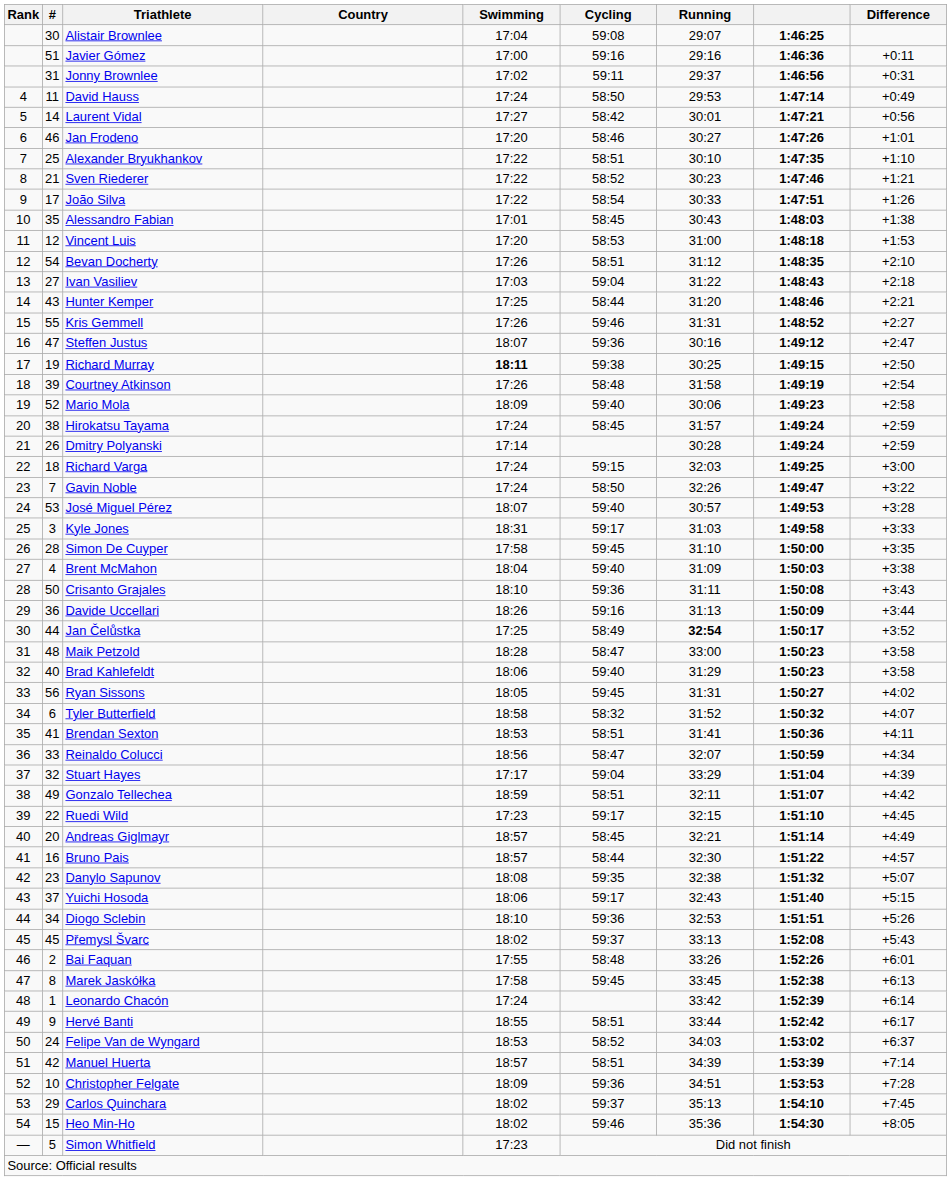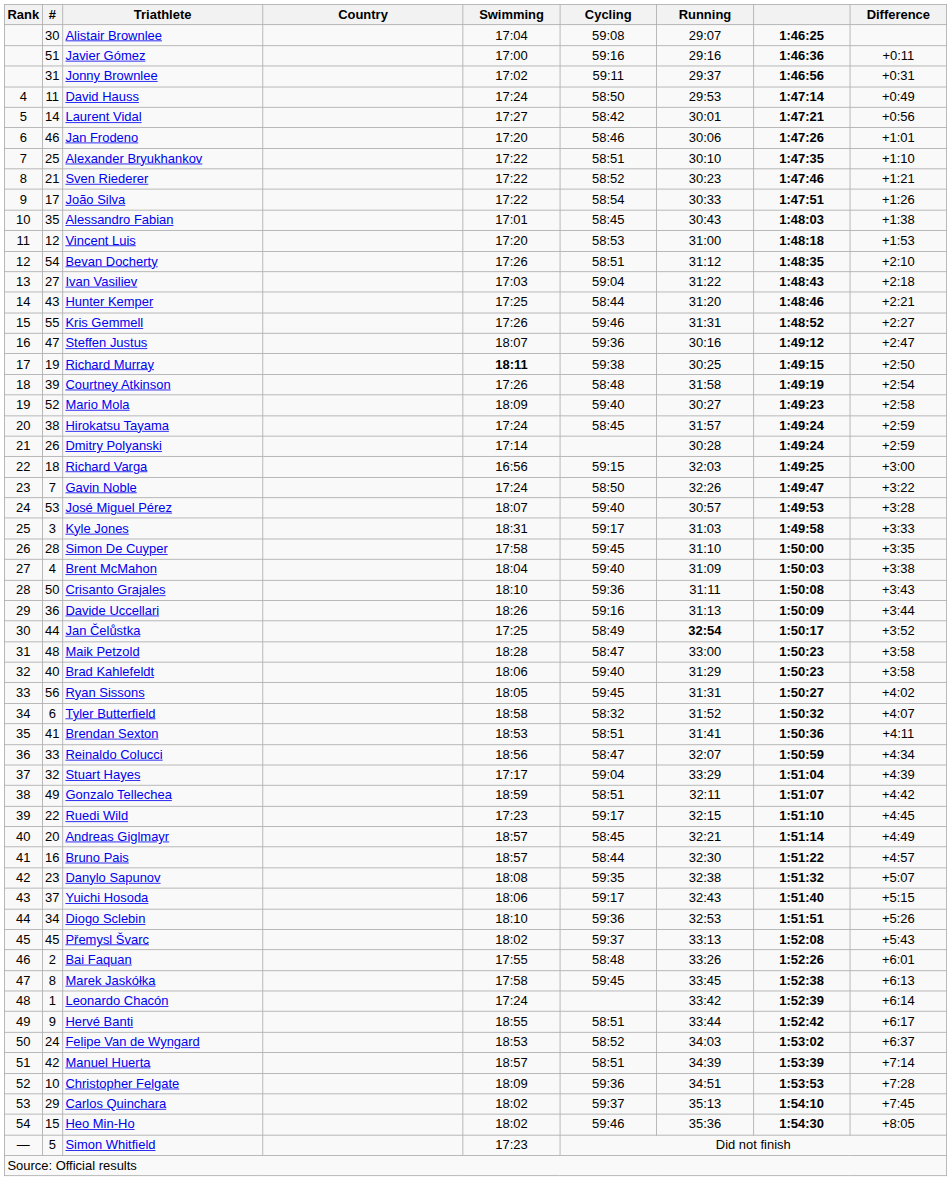(705, 138) 30:27 -> (705, 138) 30:06
(705, 405) 30:06 -> (705, 405) 30:27
(512, 466) 17:24 -> (512, 466) 16:56
